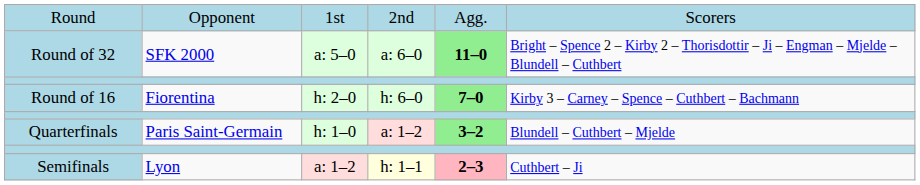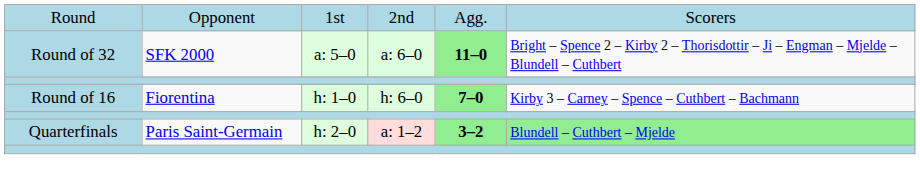(335, 97) h: 2–0 -> (335, 97) h: 1–0
(335, 132) h: 1–0 -> (335, 132) h: 2–0
(593, 133) no background -> (593, 133) lightgreen background
- row: (73, 166)
